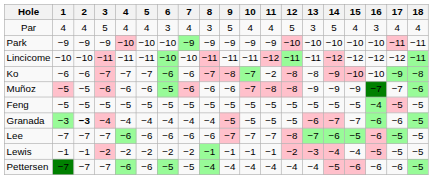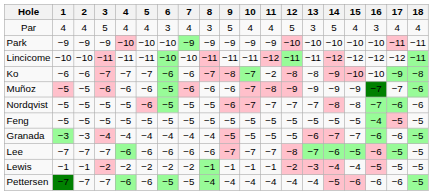(292, 89) −8 -> (292, 89) −9
+ row: (27, 105)
(84, 120) bold -> (84, 136) normal
